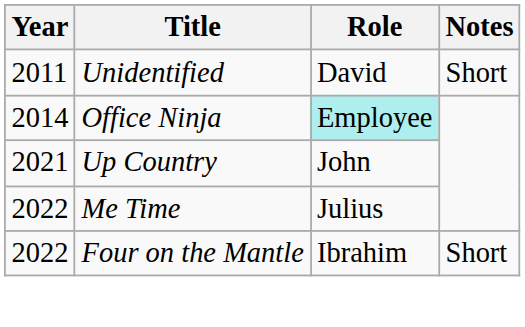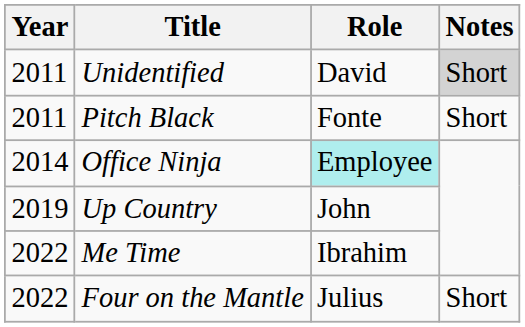(476, 72) no background -> (476, 72) lightgrey background
+ row: (148, 117)
(40, 162) 2021 -> (40, 207) 2019
(350, 207) Julius -> (362, 252) Ibrahim
(362, 252) Ibrahim -> (350, 298) Julius
